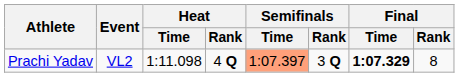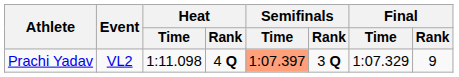(381, 61) bold -> (381, 61) normal
(433, 61) 8 -> (433, 61) 9
